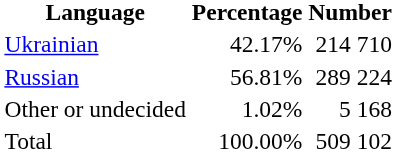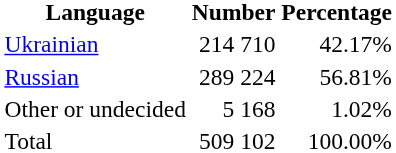columns swapped: (350, 12) <-> (247, 12)
